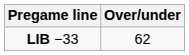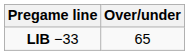(142, 38) 62 -> (142, 38) 65
